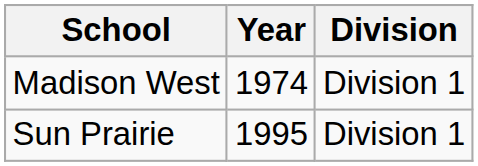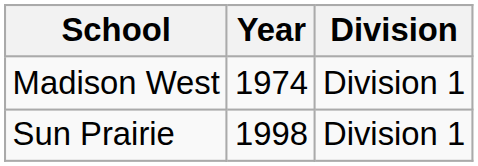(271, 134) 1995 -> (271, 134) 1998
